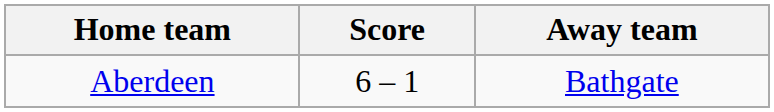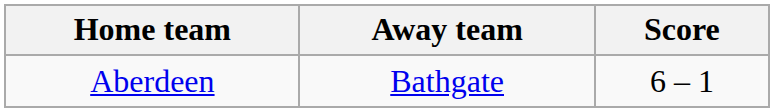columns swapped: (387, 29) <-> (622, 29)
